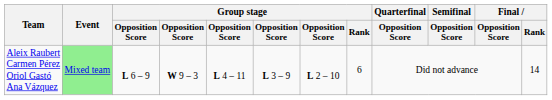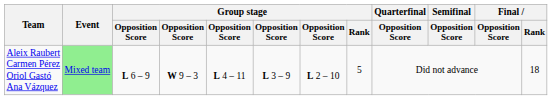(359, 70) 6 -> (359, 70) 5
(535, 70) 14 -> (535, 70) 18
